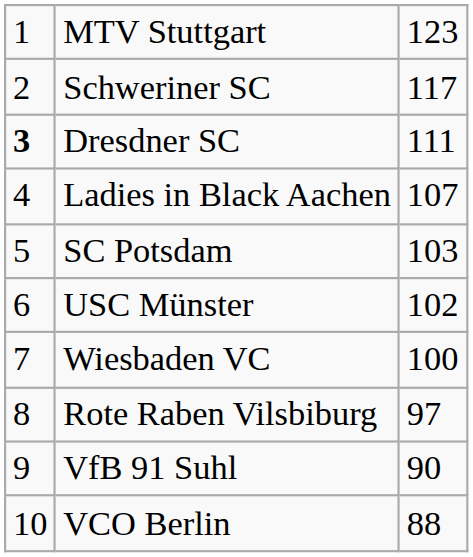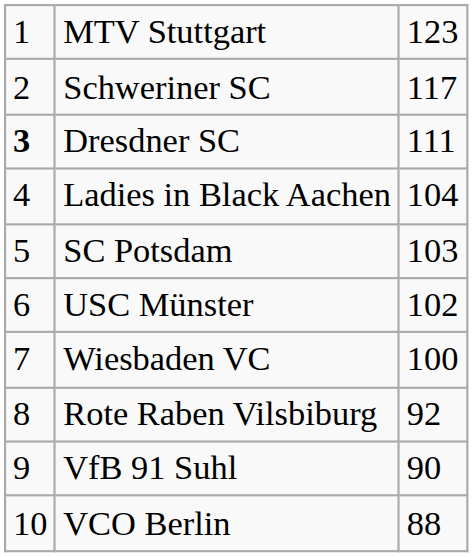(433, 195) 107 -> (433, 195) 104
(424, 413) 97 -> (424, 413) 92
